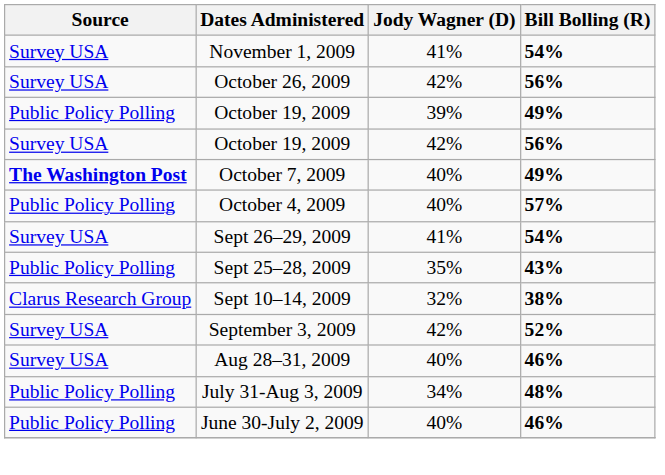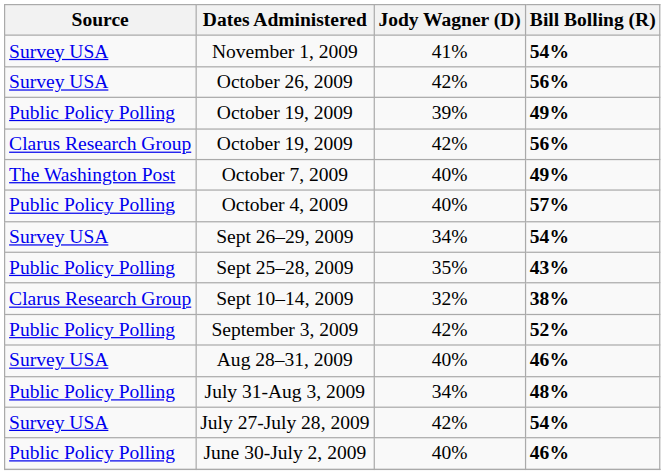(59, 143) Survey USA -> (100, 143) Clarus Research Group
(98, 174) bold -> (92, 174) normal
(444, 236) 41% -> (450, 236) 34%
(59, 329) Survey USA -> (92, 329) Public Policy Polling
+ row: (285, 422)
